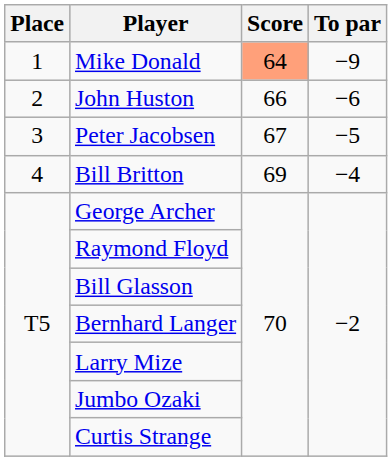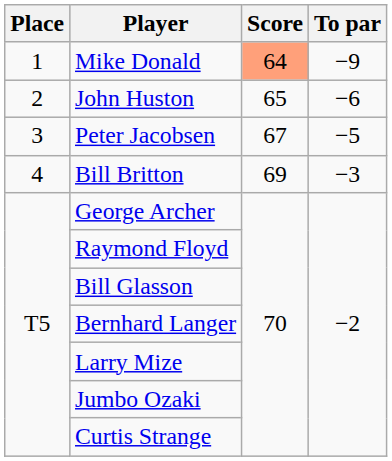(275, 98) 66 -> (275, 98) 65
(347, 173) −4 -> (347, 173) −3
